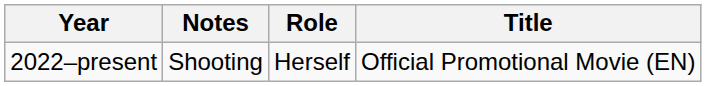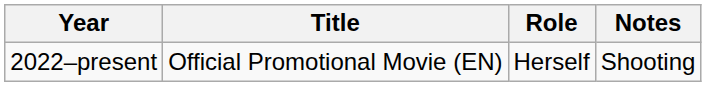columns swapped: (528, 23) <-> (216, 23)
